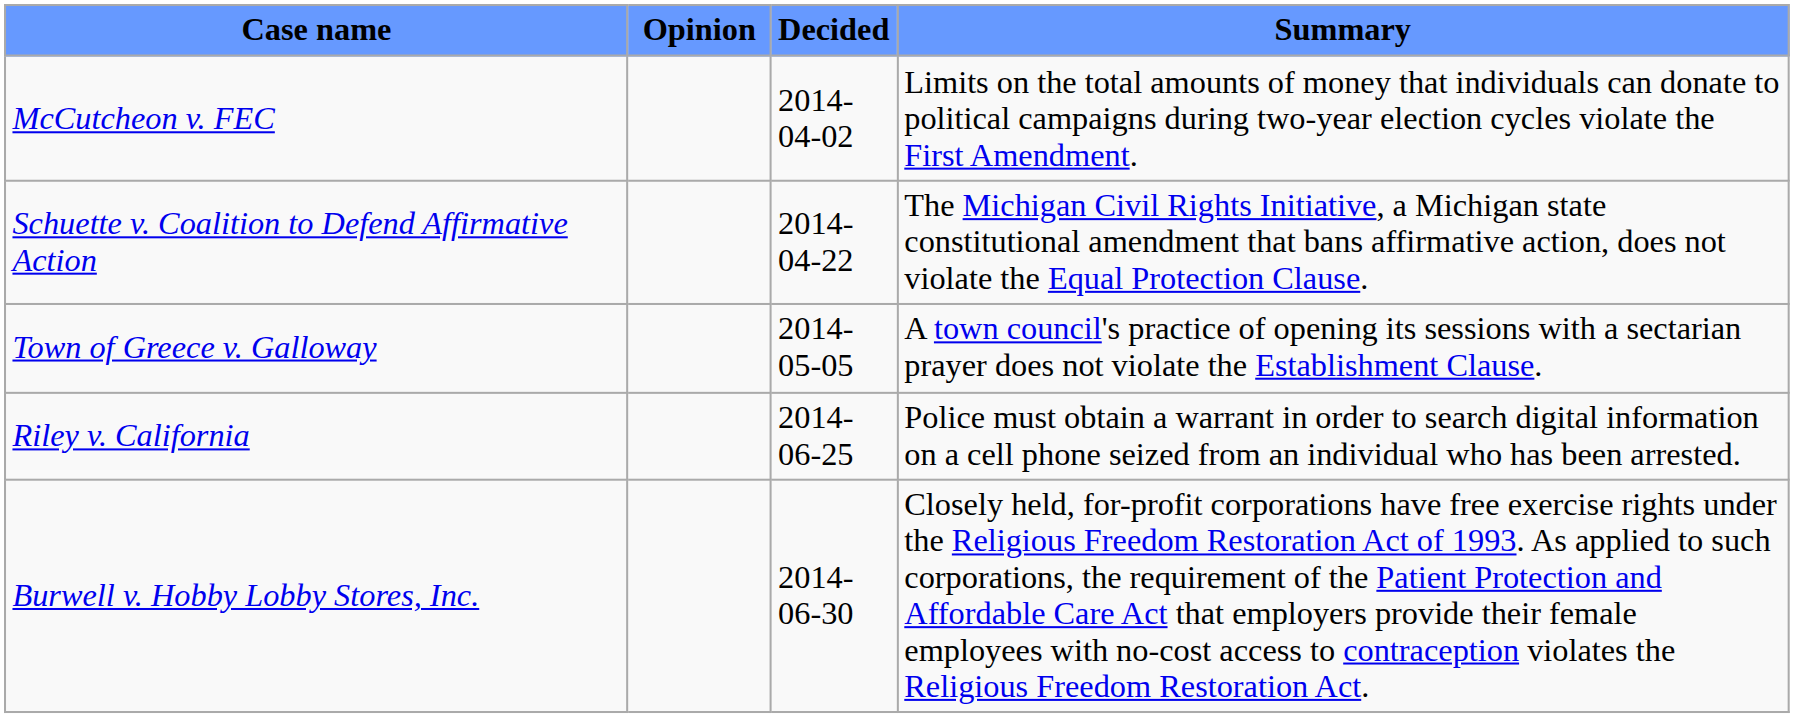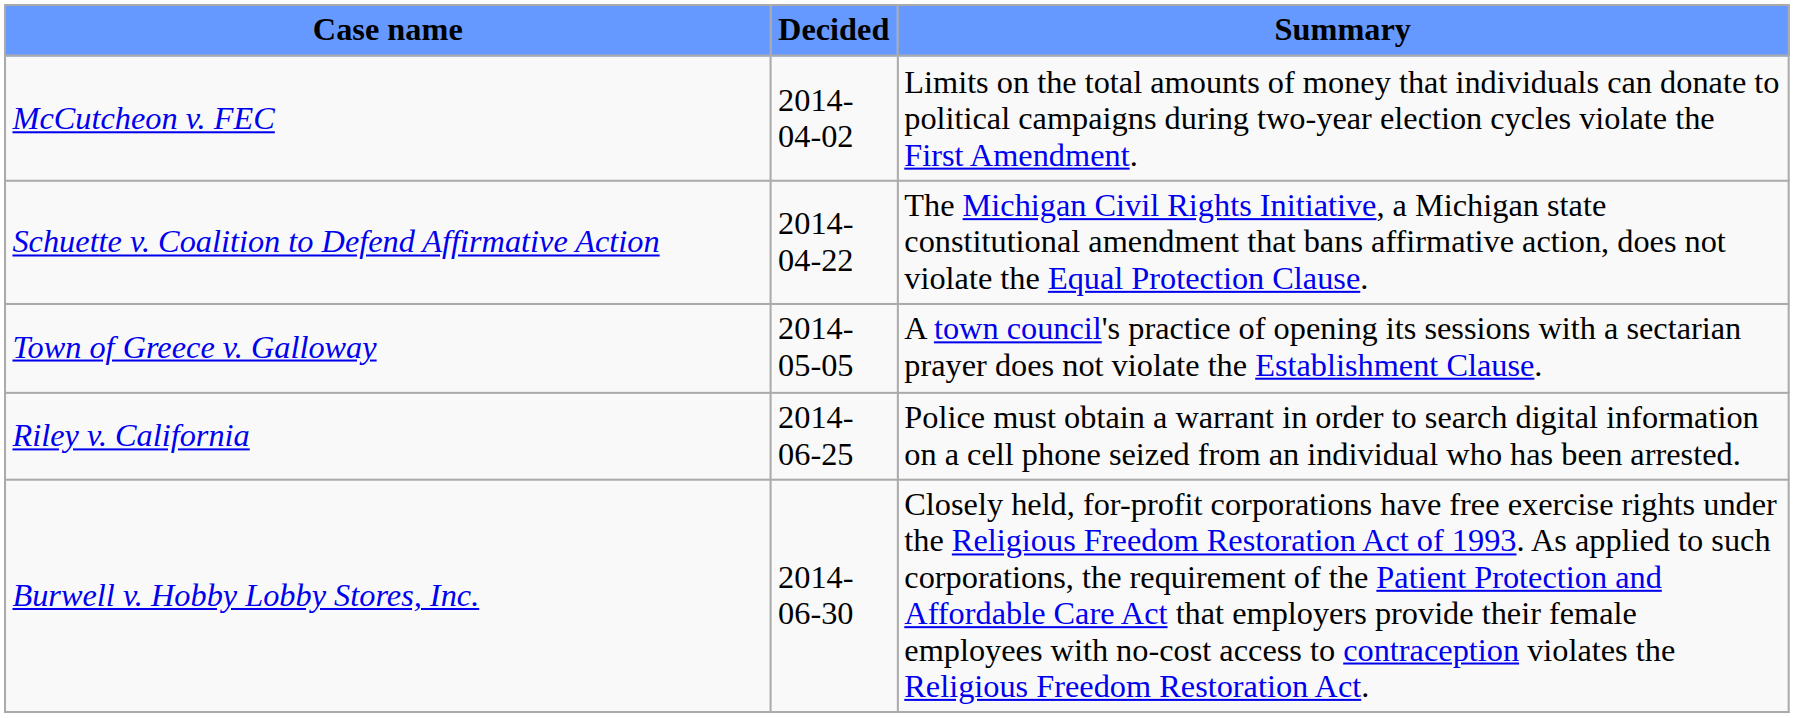- column: (699, 30)
